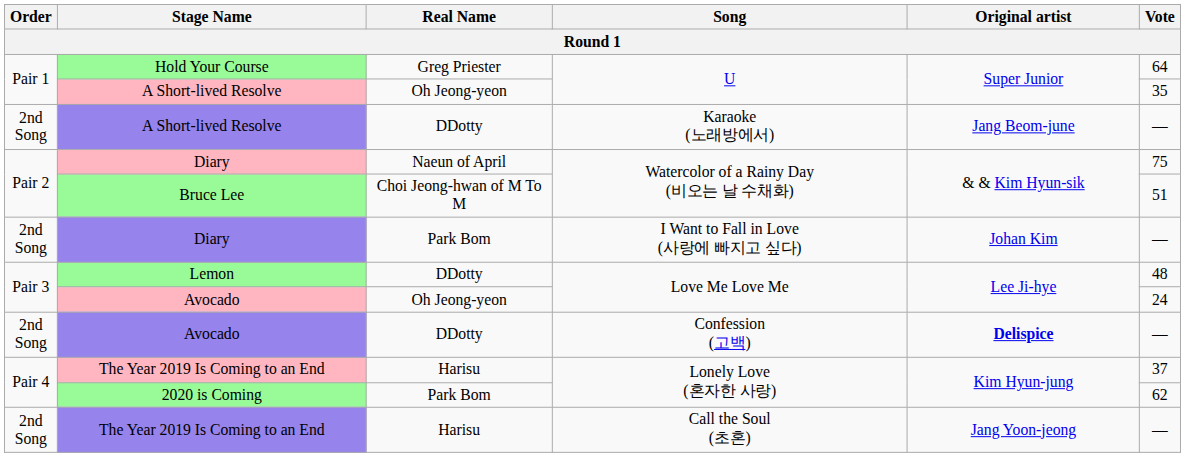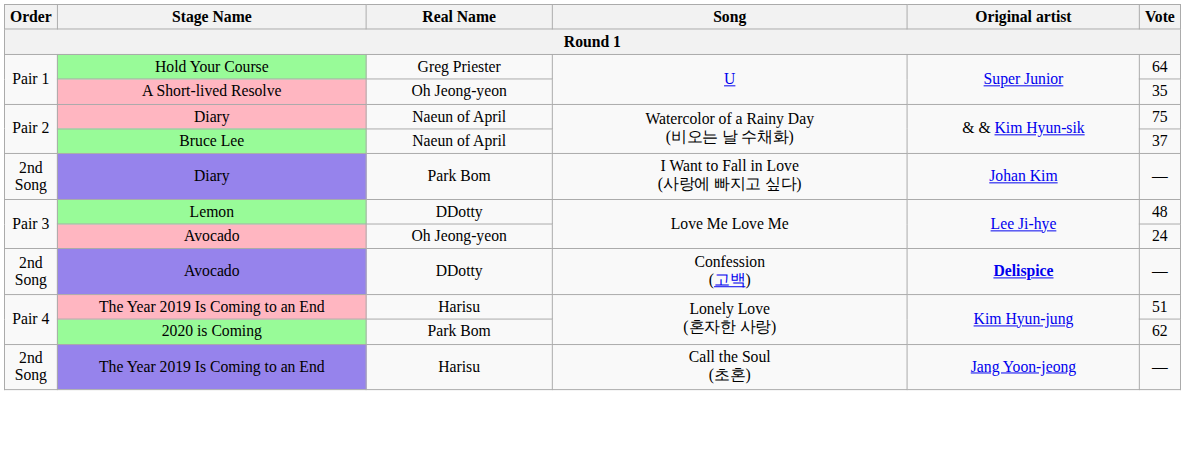- row: (212, 126)
(459, 195) Choi Jeong-hwan of M To M -> (459, 141) Naeun of April
(1160, 195) 51 -> (1160, 141) 37
(1160, 369) 37 -> (1160, 306) 51
